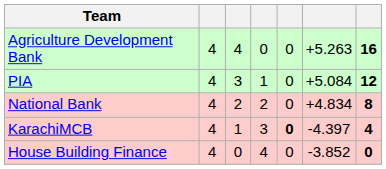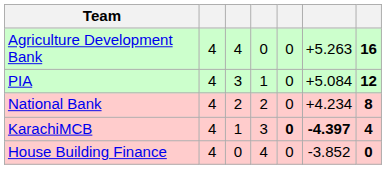(329, 104) +4.834 -> (329, 104) +4.234
(329, 128) normal -> (329, 128) bold
